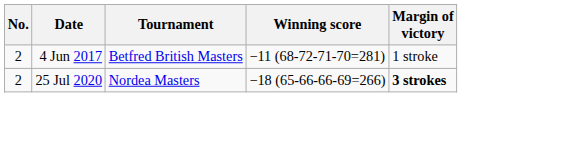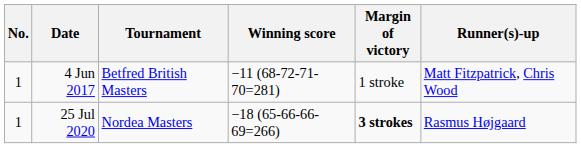+ column: (498, 33)
(18, 56) 2 -> (18, 82) 1
(18, 80) 2 -> (18, 122) 1
